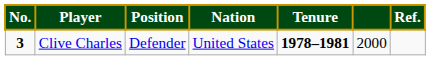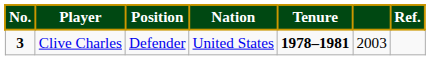(372, 42) 2000 -> (372, 42) 2003
